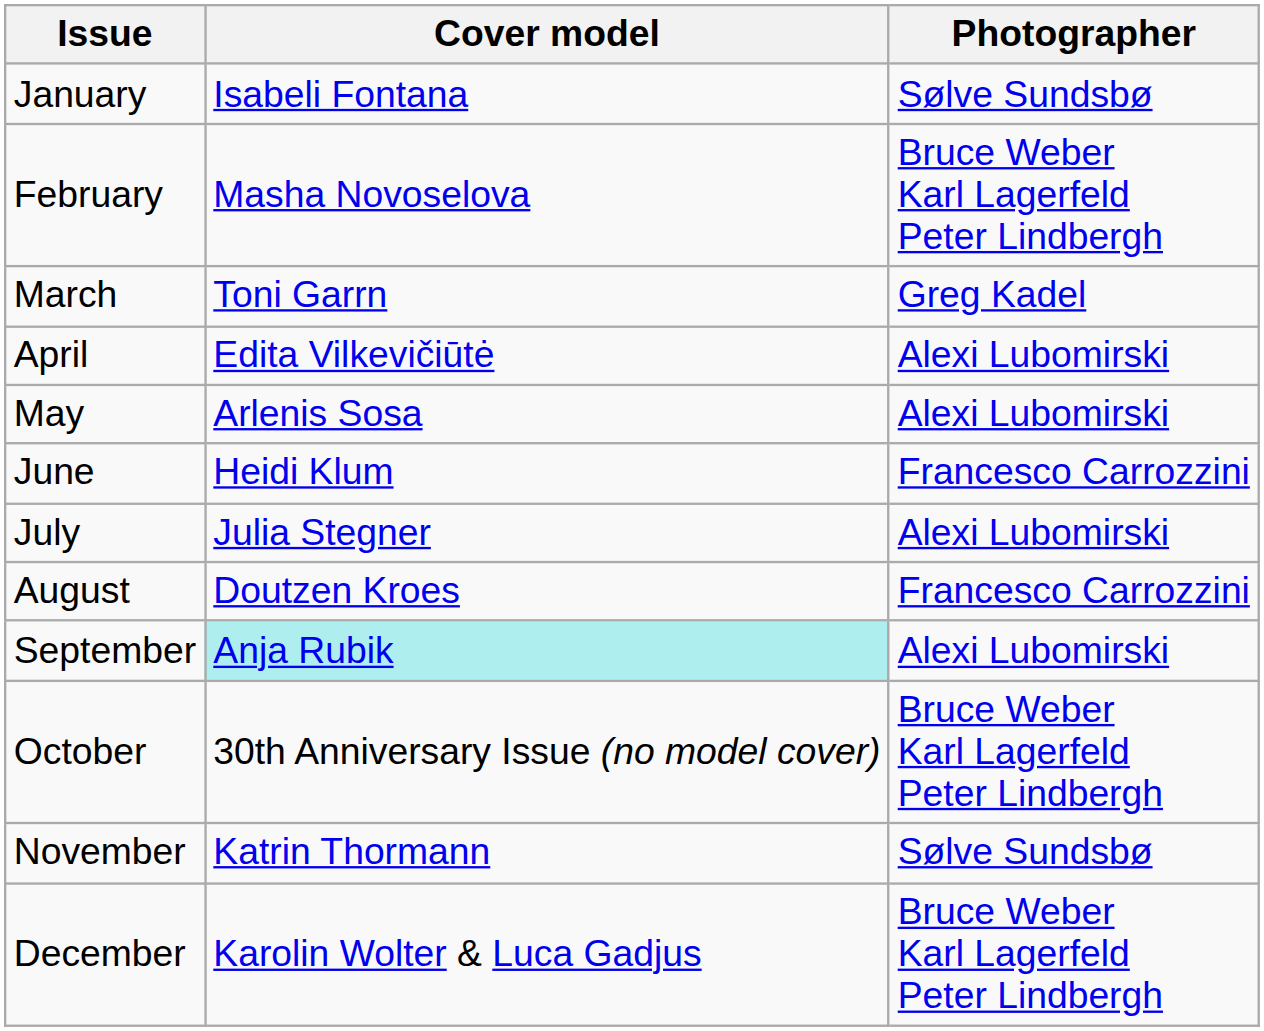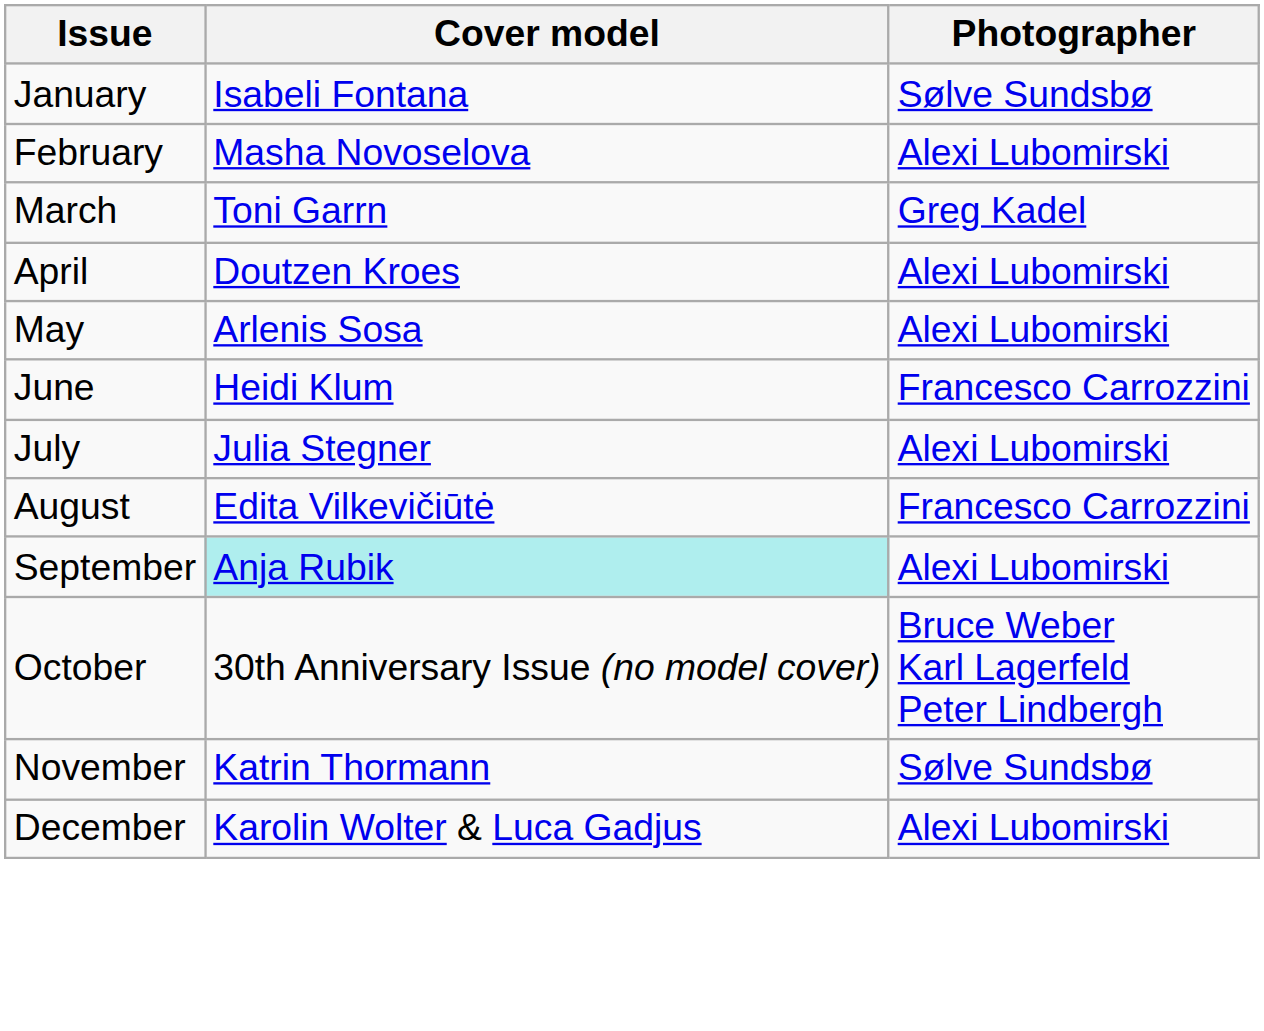(1030, 194) Bruce Weber Karl Lagerfeld Peter Lindbergh -> (1033, 152) Alexi Lubomirski
(354, 354) Edita Vilkevičiūtė -> (337, 270) Doutzen Kroes
(337, 590) Doutzen Kroes -> (354, 507) Edita Vilkevičiūtė
(1030, 953) Bruce Weber Karl Lagerfeld Peter Lindbergh -> (1033, 827) Alexi Lubomirski
